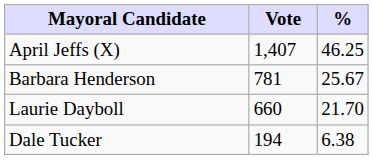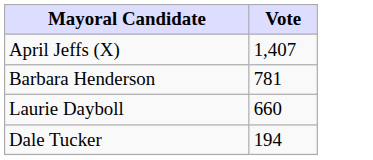- column: (343, 19)
